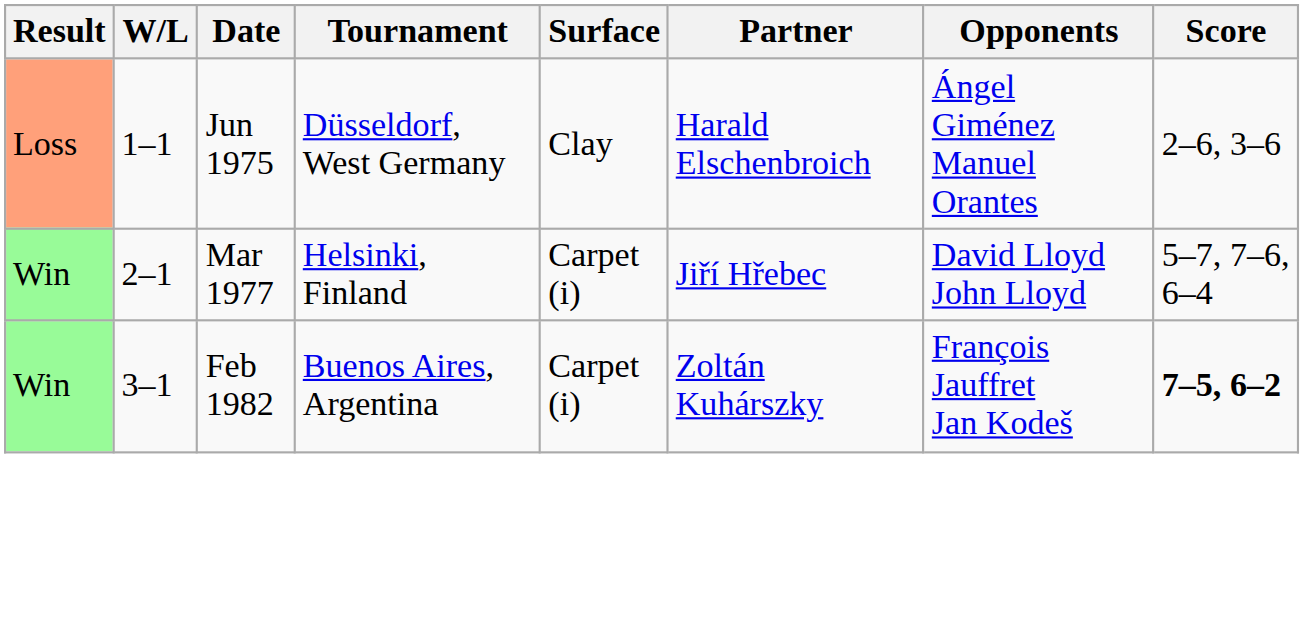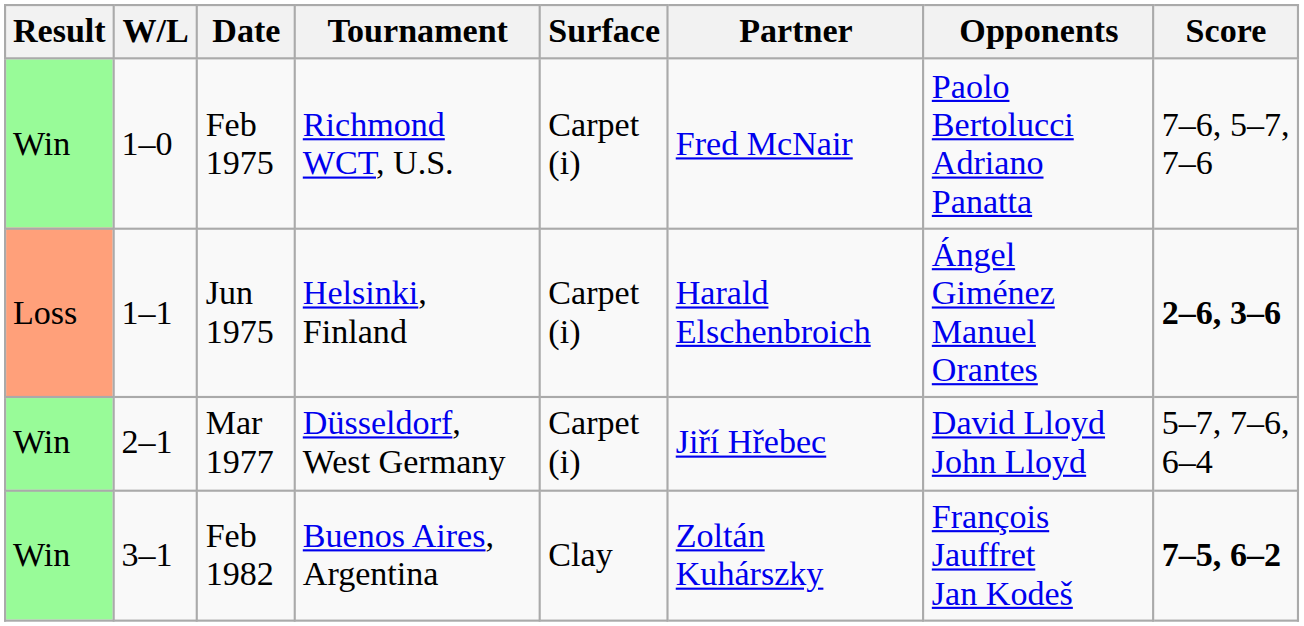+ row: (240, 143)
(404, 143) Düsseldorf, West Germany -> (365, 312) Helsinki, Finland
(581, 143) Clay -> (594, 312) Carpet (i)
(1221, 143) normal -> (1221, 312) bold
(365, 273) Helsinki, Finland -> (404, 442) Düsseldorf, West Germany
(594, 385) Carpet (i) -> (581, 554) Clay
